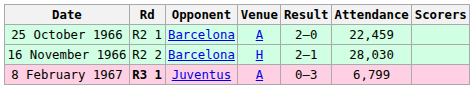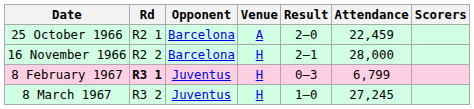(372, 55) 28,030 -> (372, 55) 28,000
(259, 75) A -> (259, 75) H
+ row: (67, 95)
